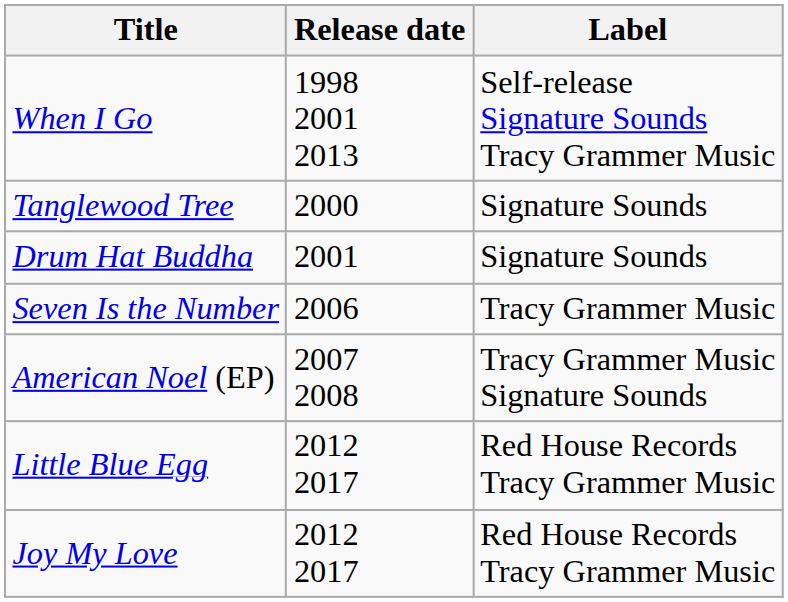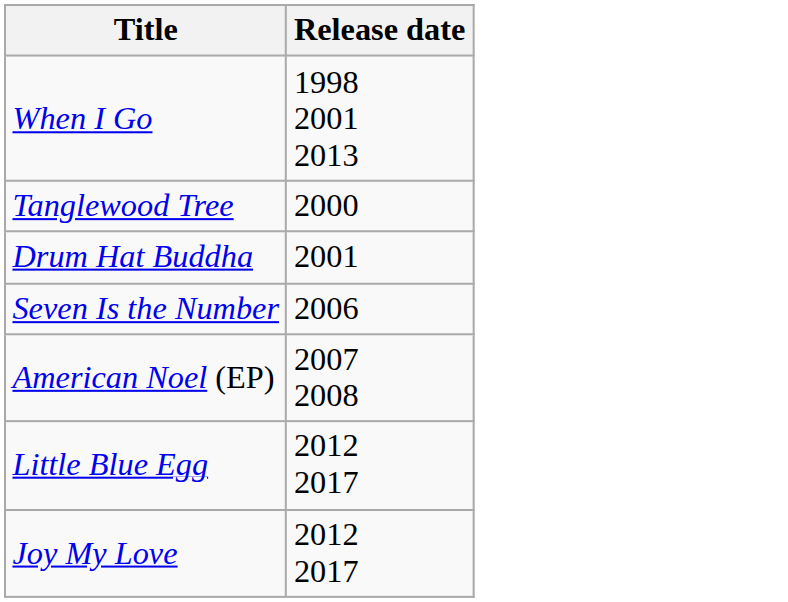- column: (628, 30)
